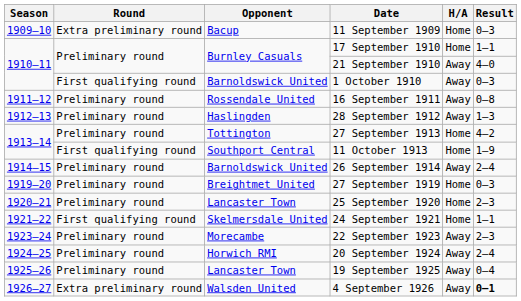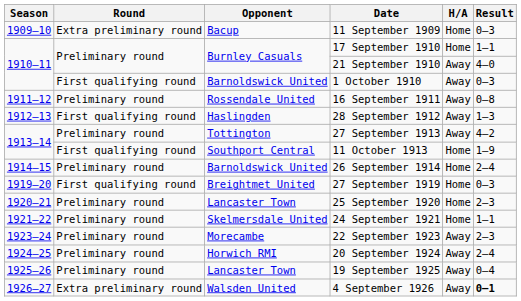(110, 116) Preliminary round -> (126, 116) First qualifying round
(458, 133) Home -> (458, 133) Away
(458, 167) Away -> (458, 167) Home
(110, 185) Preliminary round -> (126, 185) First qualifying round
(126, 219) First qualifying round -> (110, 219) Preliminary round
